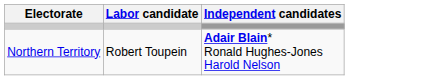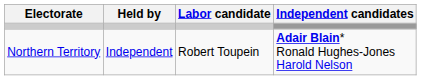+ column: (139, 14)
